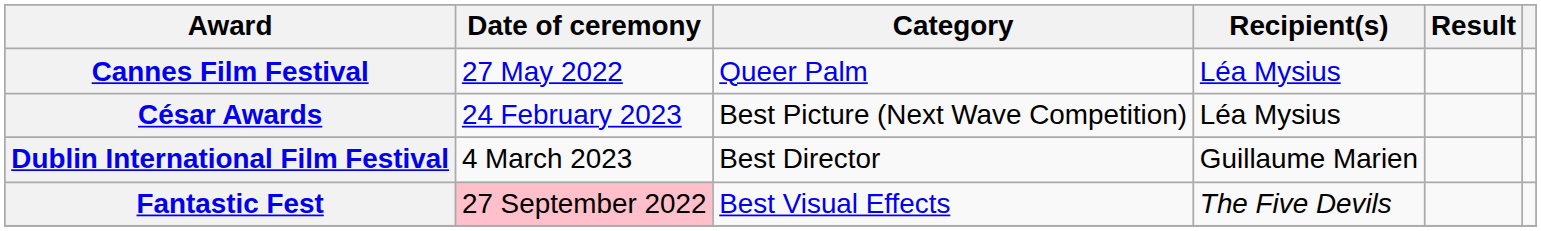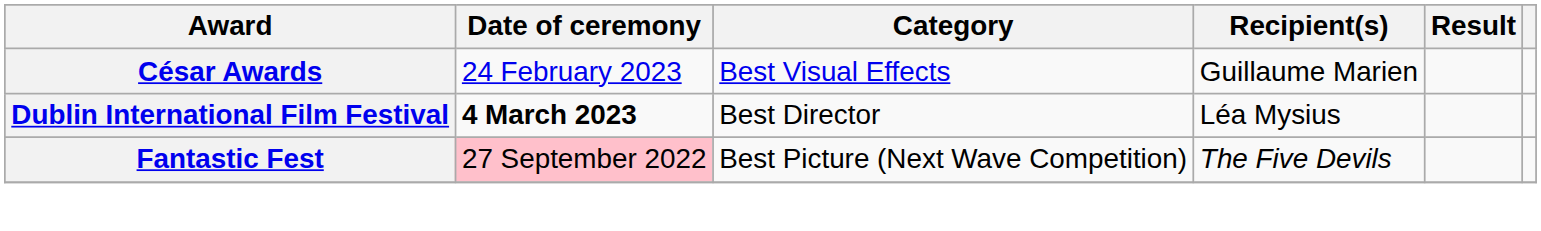- row: (230, 70)
(953, 114) Best Picture (Next Wave Competition) -> (835, 70) Best Visual Effects
(1270, 114) Léa Mysius -> (1309, 70) Guillaume Marien
(547, 159) normal -> (549, 114) bold
(1309, 159) Guillaume Marien -> (1270, 114) Léa Mysius
(835, 203) Best Visual Effects -> (953, 159) Best Picture (Next Wave Competition)
